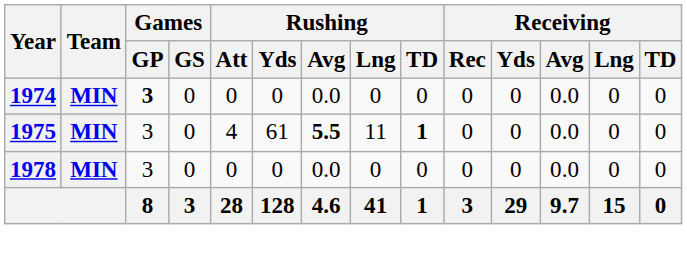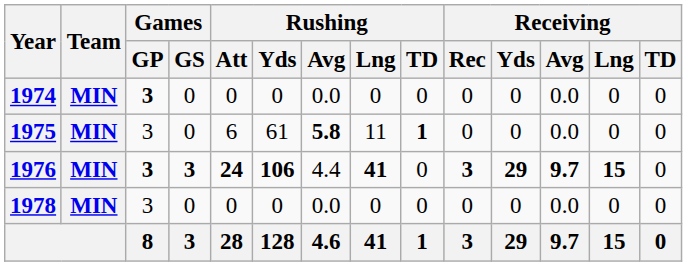(232, 132) 4 -> (232, 132) 6
(326, 132) 5.5 -> (326, 132) 5.8
+ row: (33, 168)
